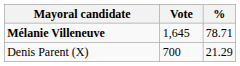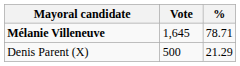(172, 52) 700 -> (172, 52) 500
